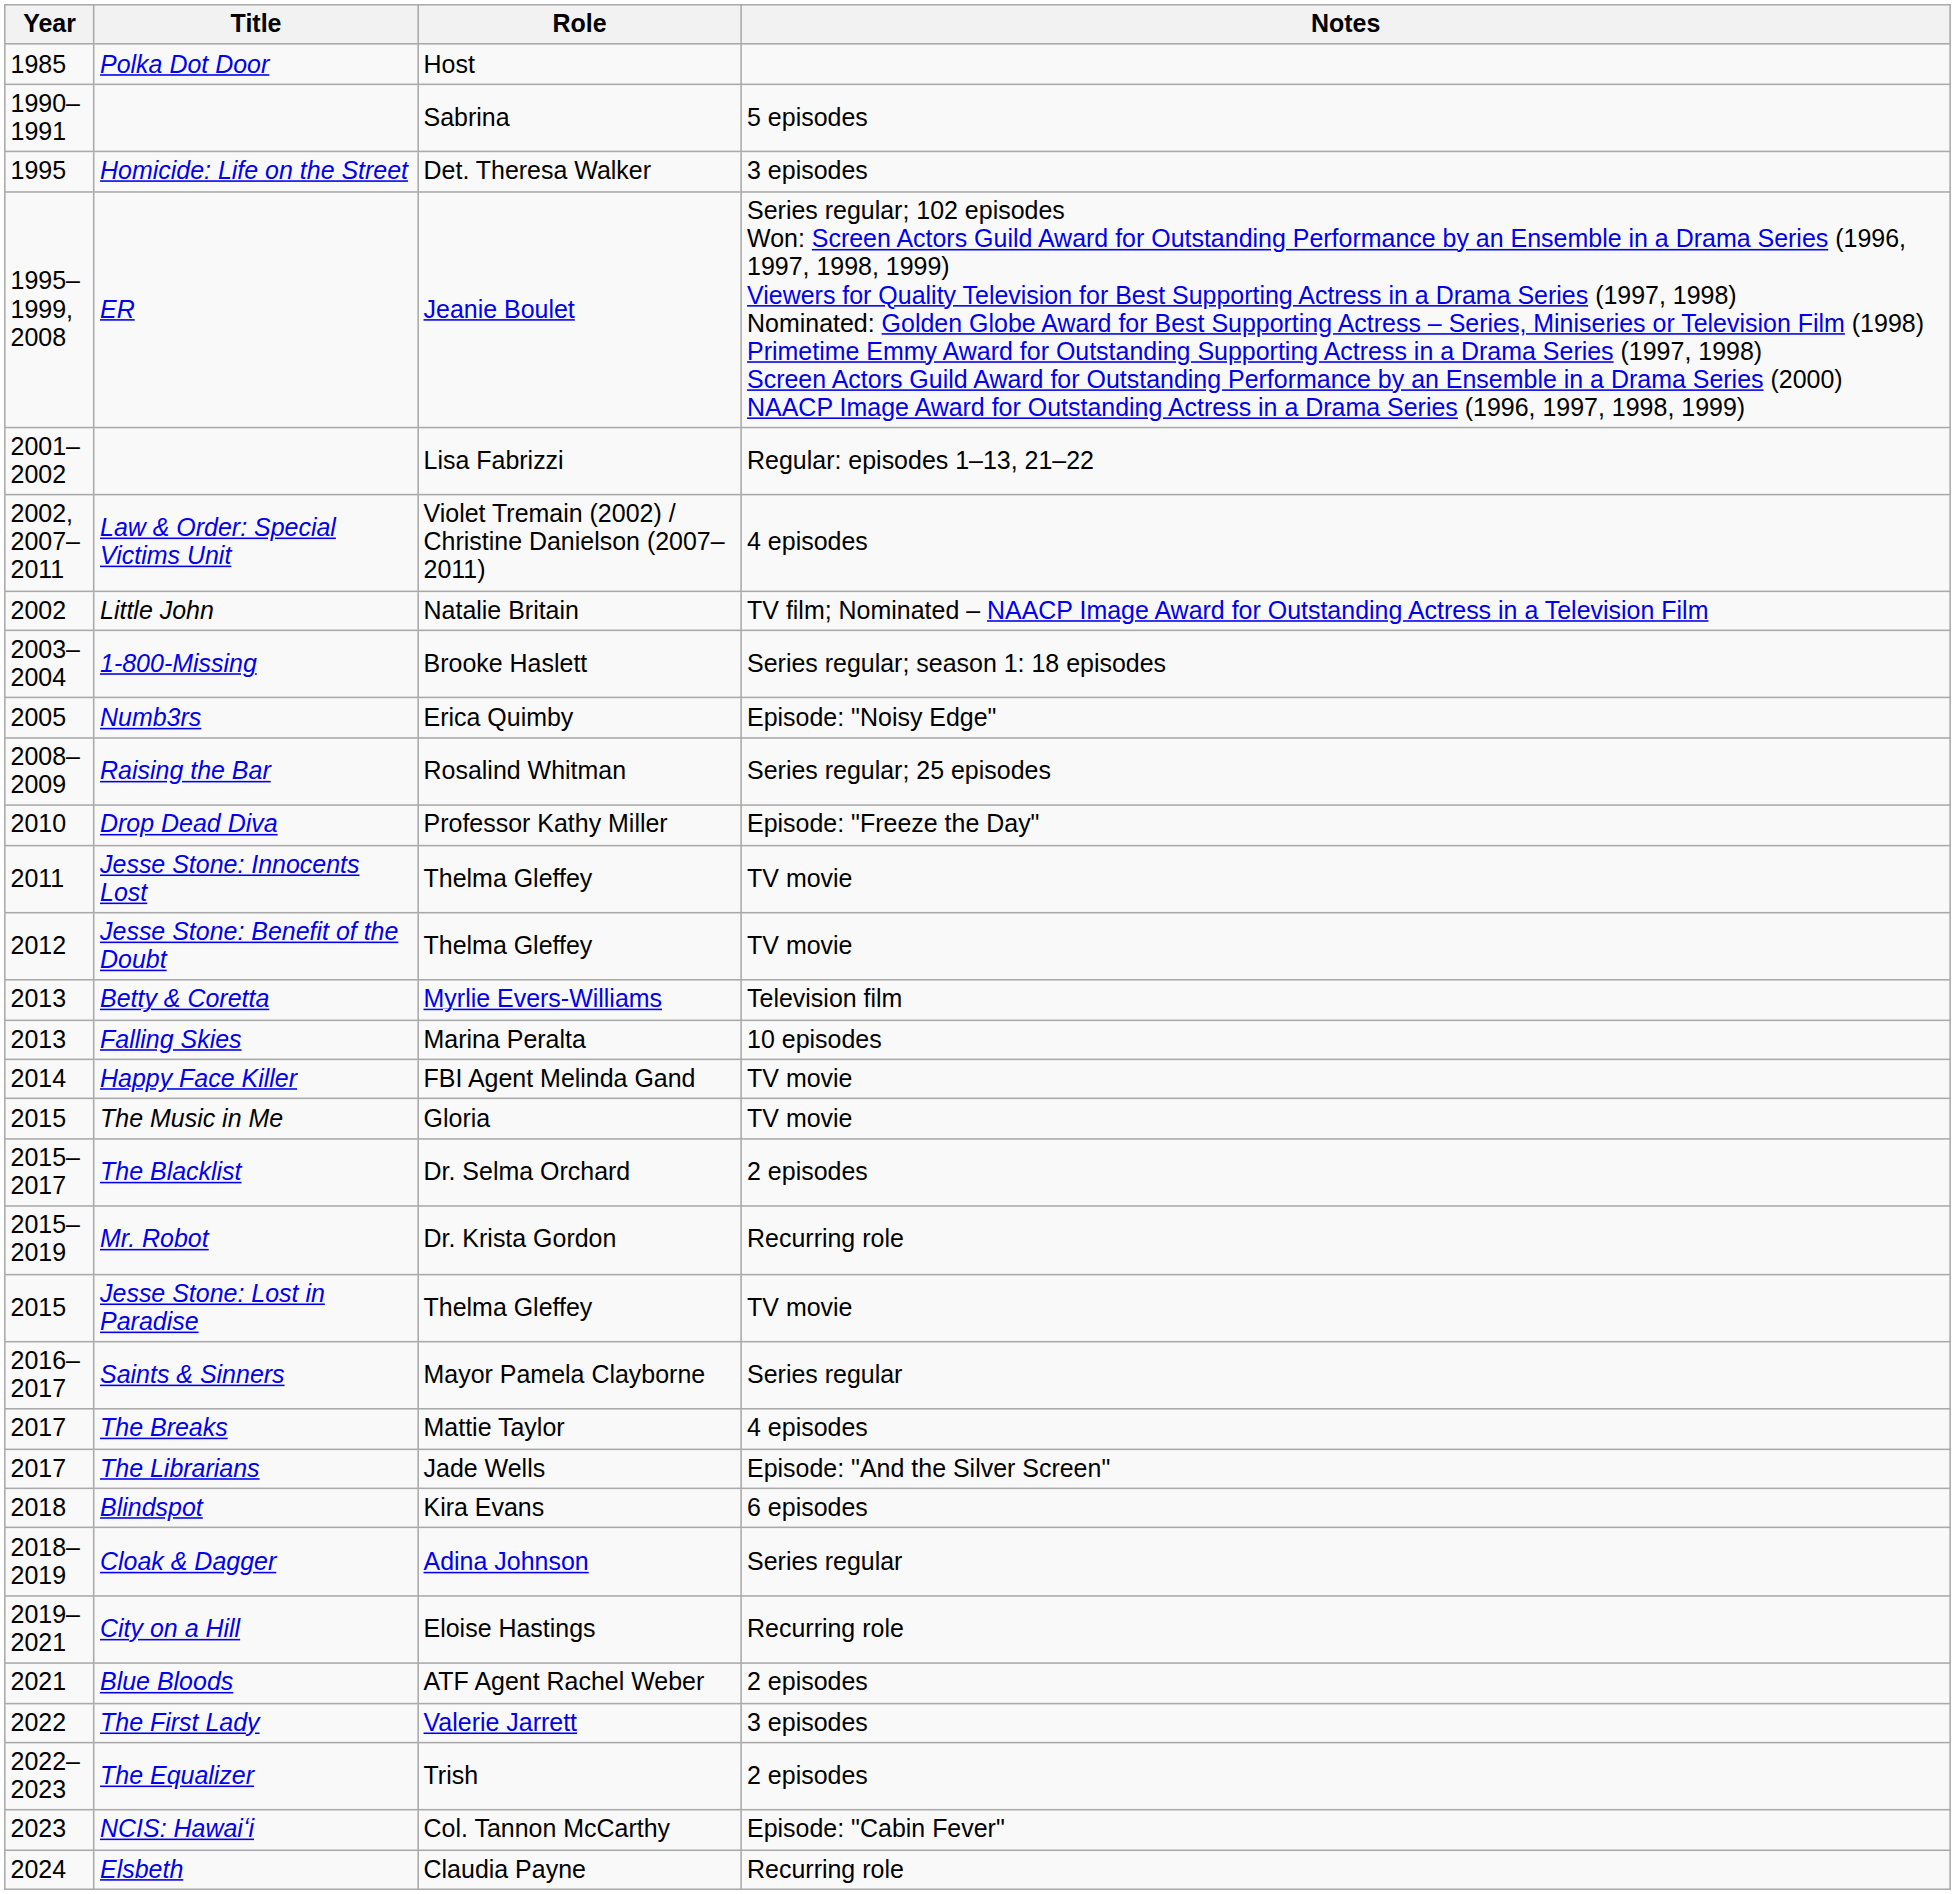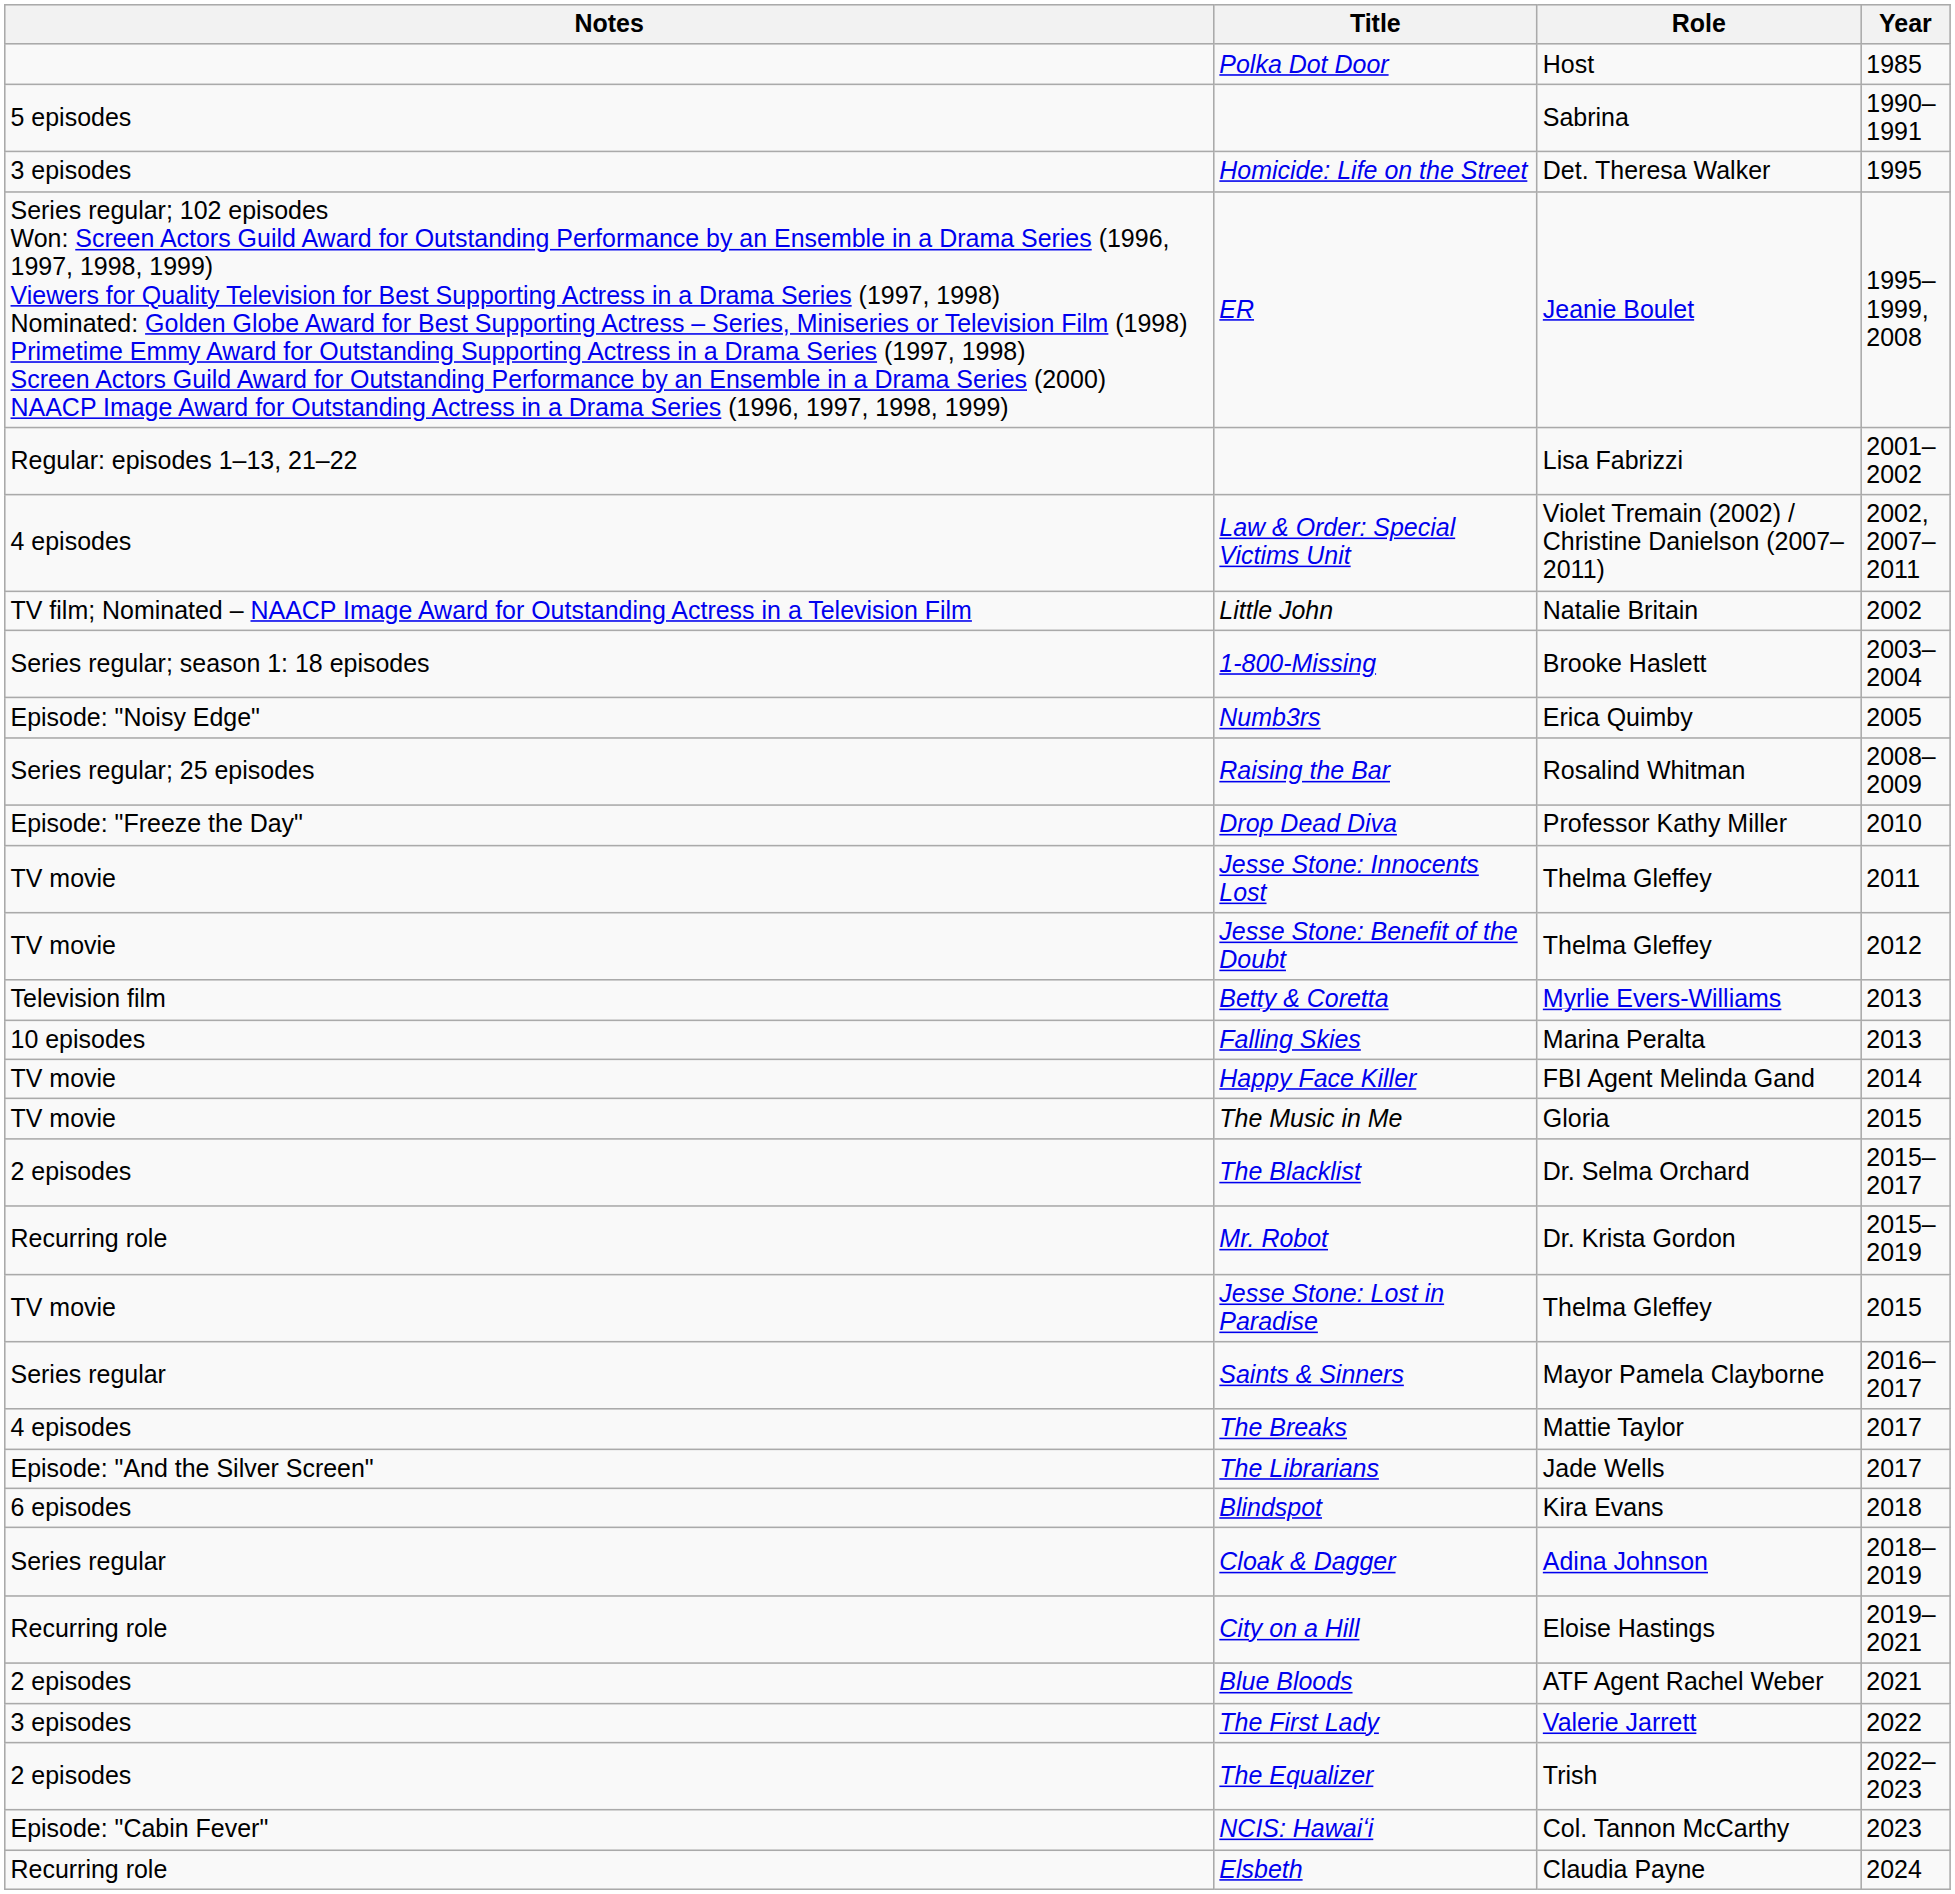columns swapped: (50, 24) <-> (1346, 24)
